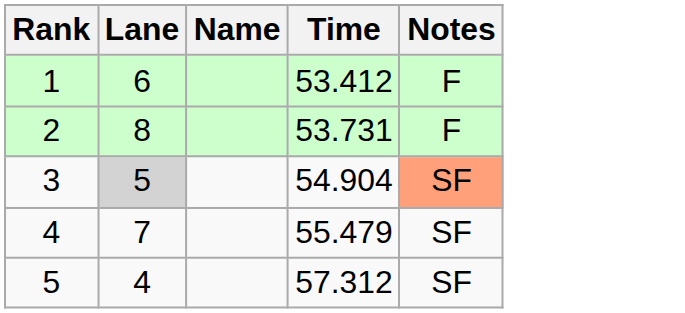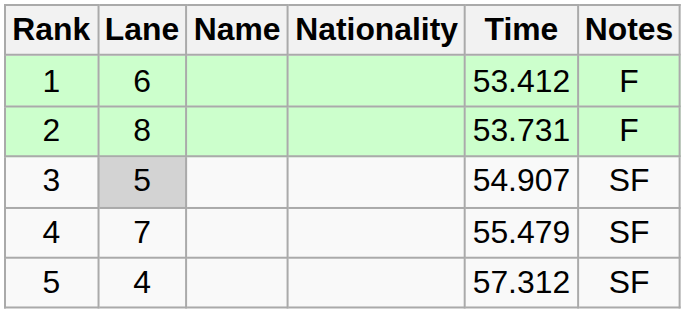+ column: (377, 29)
(344, 181) 54.904 -> (521, 181) 54.907
(452, 181) lightsalmon background -> (629, 181) no background
